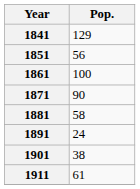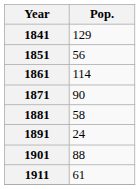(82, 74) 100 -> (82, 74) 114
(79, 154) 38 -> (79, 154) 88
